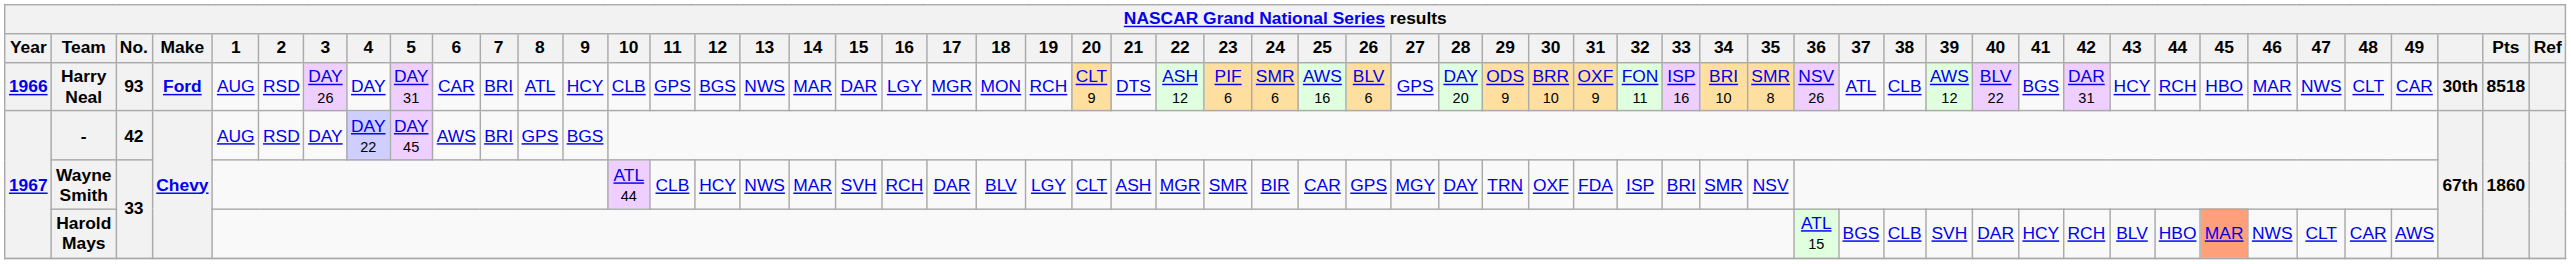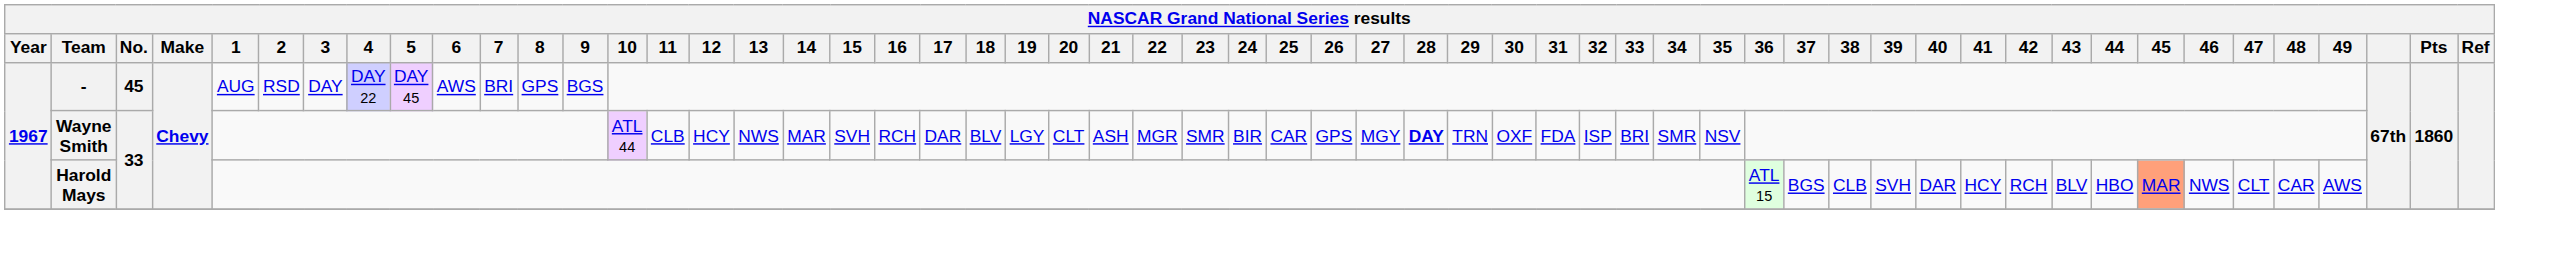- row: (84, 87)
(134, 136) 42 -> (134, 87) 45
(1461, 185) normal -> (1426, 136) bold
